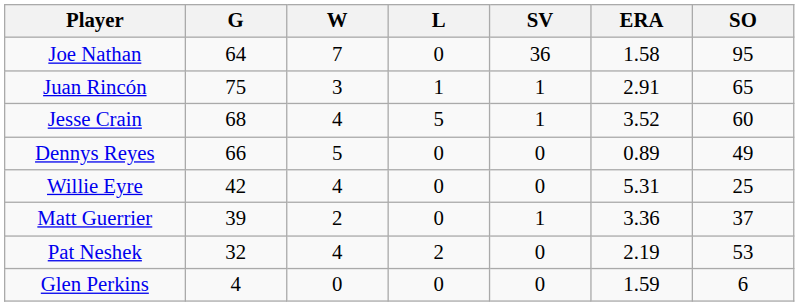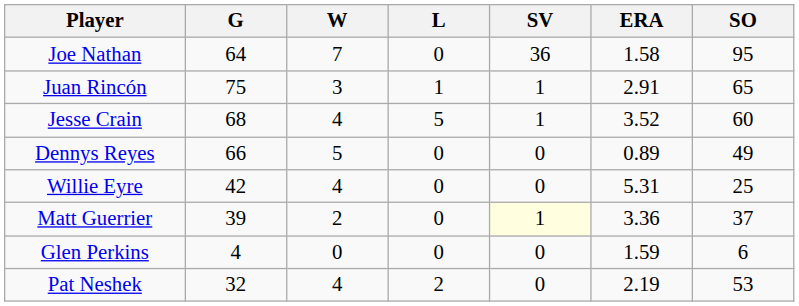(540, 218) no background -> (540, 218) lightyellow background
rows swapped: (95, 251) <-> (95, 284)
